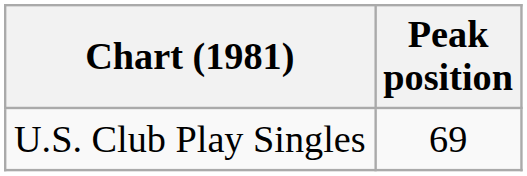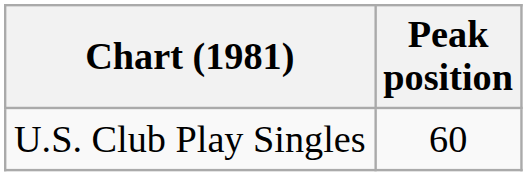(448, 138) 69 -> (448, 138) 60
